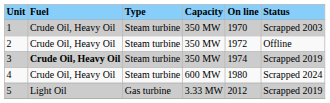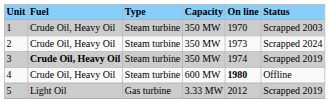(237, 43) 1972 -> (237, 43) 1973
(277, 43) Offline -> (293, 43) Scrapped 2024
(237, 75) normal -> (237, 75) bold
(293, 75) Scrapped 2024 -> (277, 75) Offline
